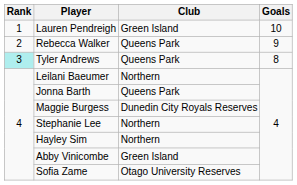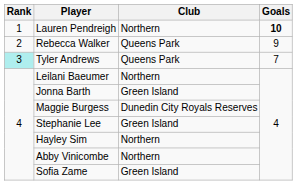(150, 28) Green Island -> (140, 28) Northern
(276, 28) normal -> (276, 28) bold
(276, 60) 8 -> (276, 60) 7
(150, 92) Queens Park -> (150, 92) Green Island
(140, 124) Northern -> (150, 124) Green Island
(150, 156) Green Island -> (140, 156) Northern
(181, 172) Otago University Reserves -> (150, 172) Green Island
